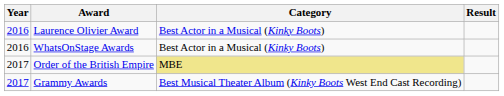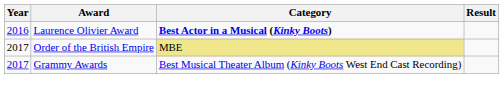(242, 30) normal -> (245, 30) bold
- row: (84, 47)
